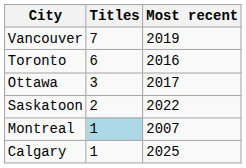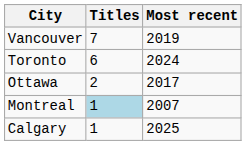(163, 61) 2016 -> (163, 61) 2024
(94, 84) 3 -> (94, 84) 2
- row: (45, 107)
